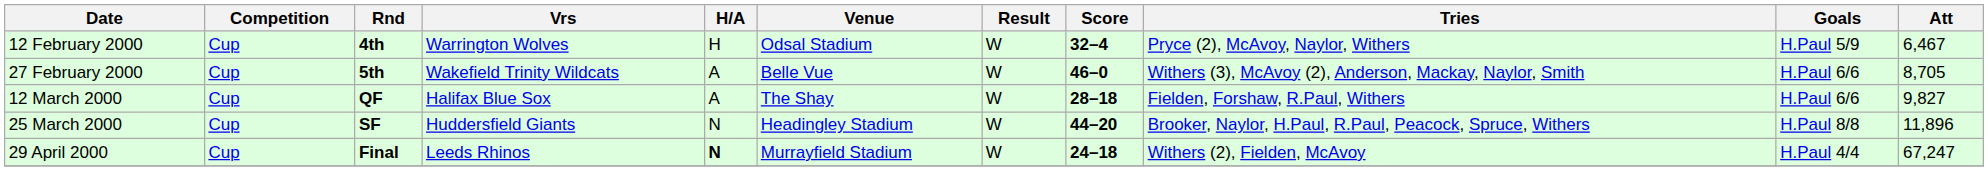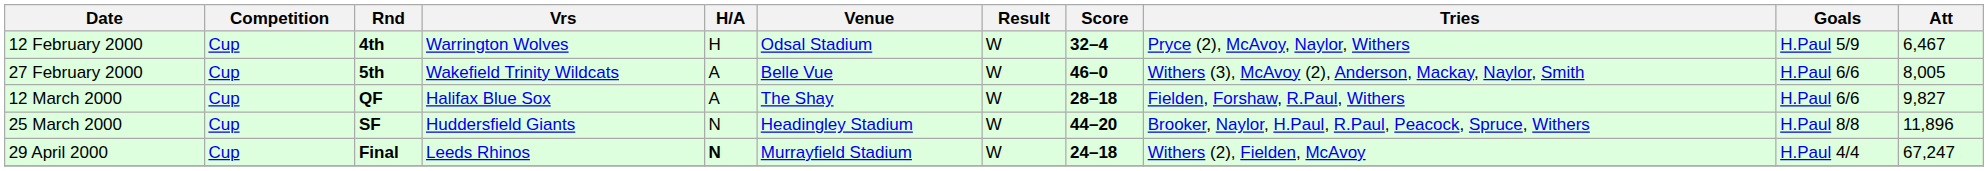(1924, 71) 8,705 -> (1924, 71) 8,005
